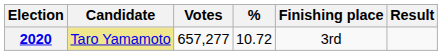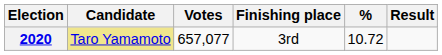columns swapped: (254, 15) <-> (331, 15)
(203, 38) 657,277 -> (203, 38) 657,077
